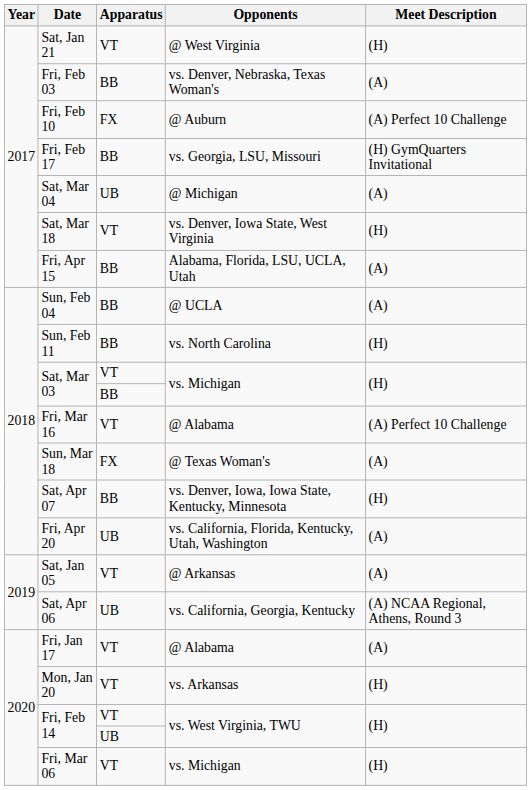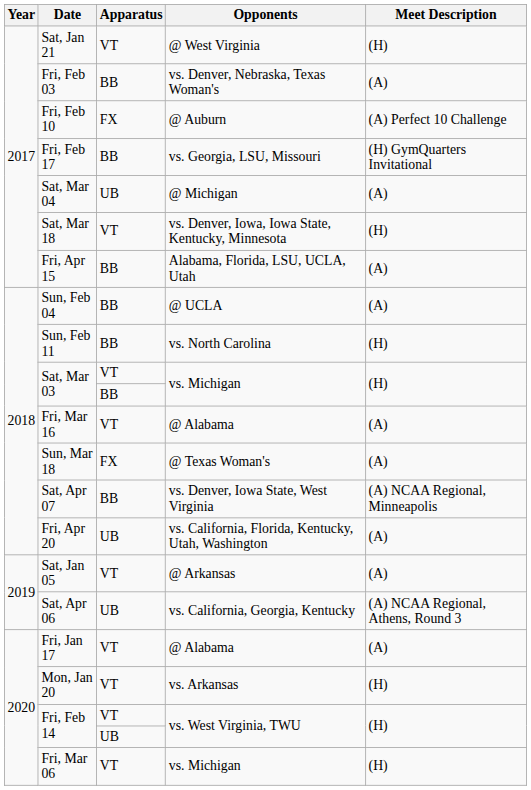(248, 231) vs. Denver, Iowa State, West Virginia -> (250, 231) vs. Denver, Iowa, Iowa State, Kentucky, Minnesota
(438, 424) (A) Perfect 10 Challenge -> (378, 424) (A)
(250, 498) vs. Denver, Iowa, Iowa State, Kentucky, Minnesota -> (248, 498) vs. Denver, Iowa State, West Virginia
(378, 498) (H) -> (427, 498) (A) NCAA Regional, Minneapolis
